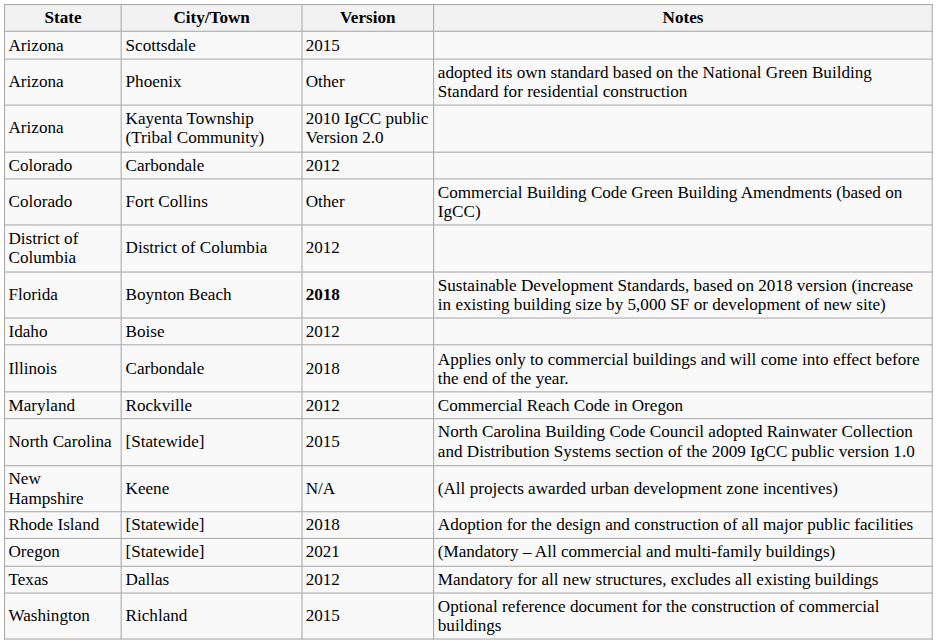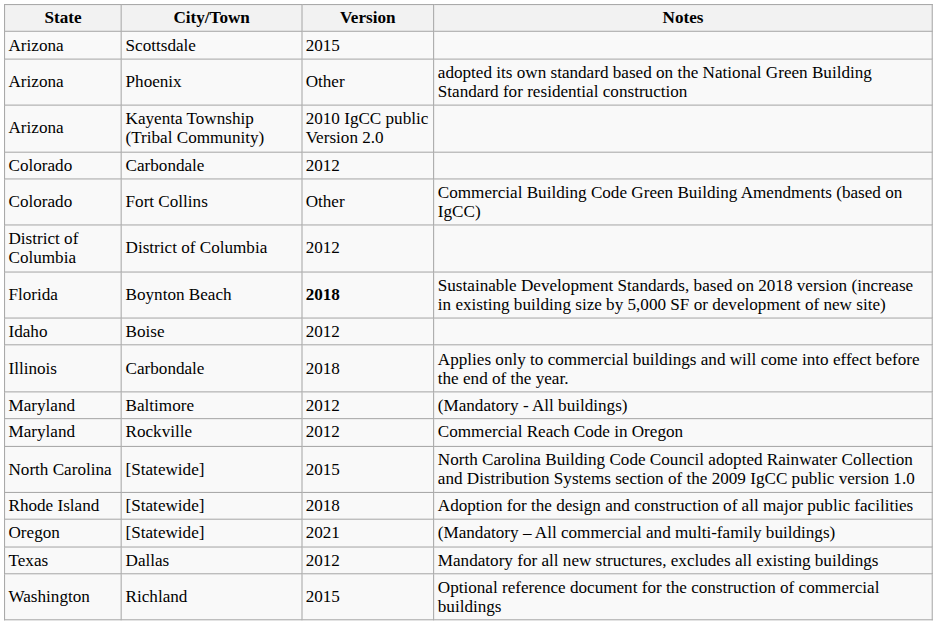+ row: (42, 405)
- row: (46, 488)
